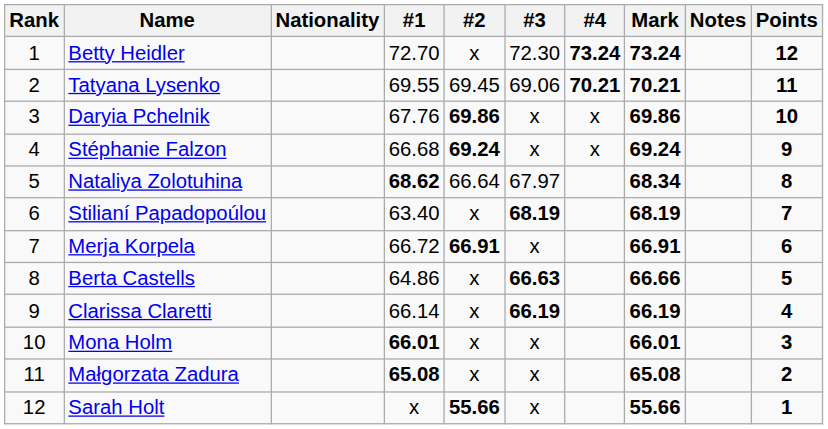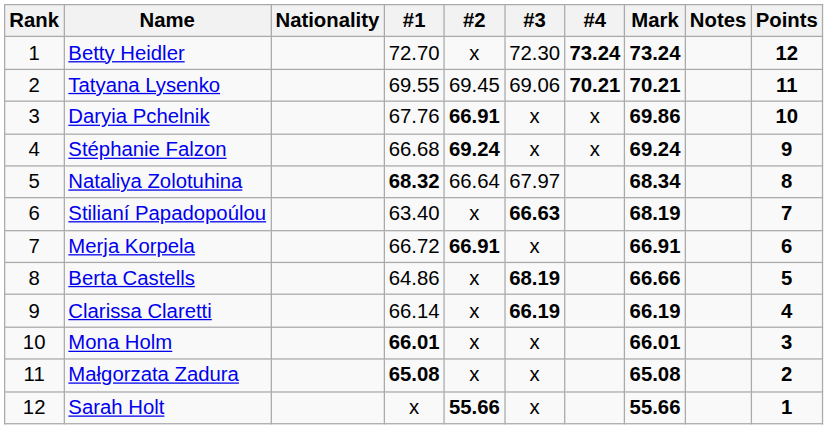(474, 117) 69.86 -> (474, 117) 66.91
(414, 181) 68.62 -> (414, 181) 68.32
(535, 213) 68.19 -> (535, 213) 66.63
(535, 278) 66.63 -> (535, 278) 68.19
